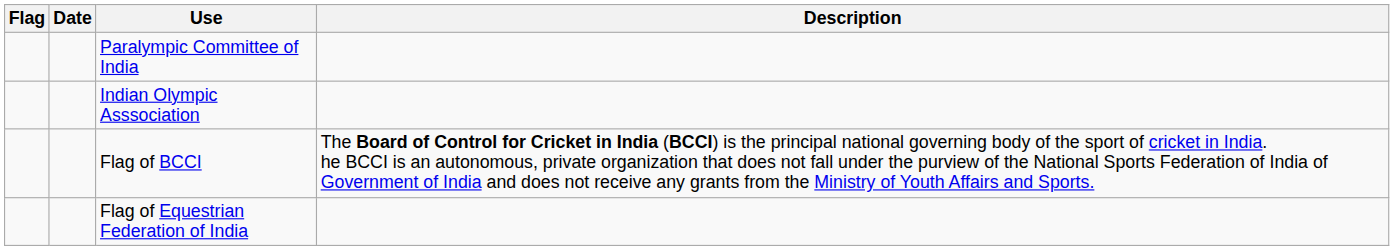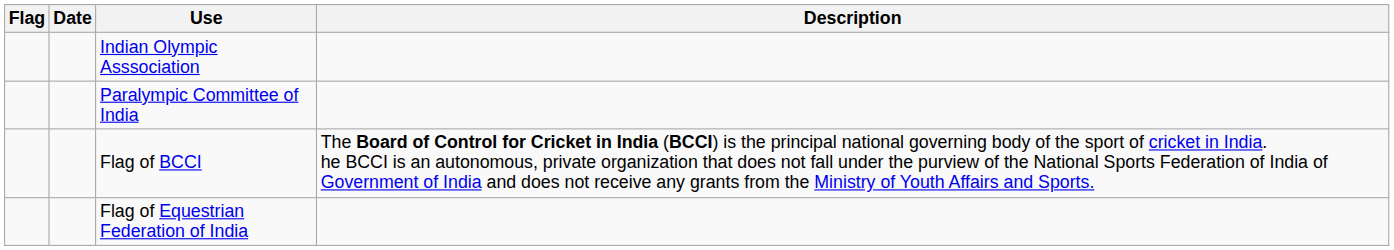rows swapped: (159, 104) <-> (199, 56)
